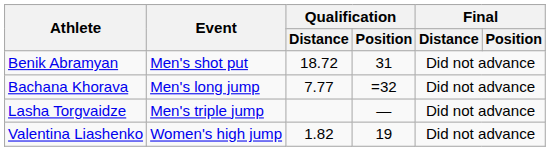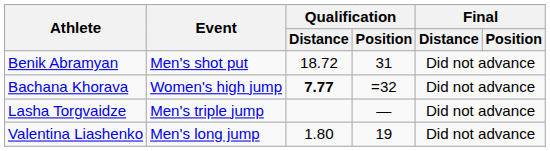(205, 87) Men's long jump -> (216, 87) Women's high jump
(319, 87) normal -> (319, 87) bold
(216, 135) Women's high jump -> (205, 135) Men's long jump
(319, 135) 1.82 -> (319, 135) 1.80
